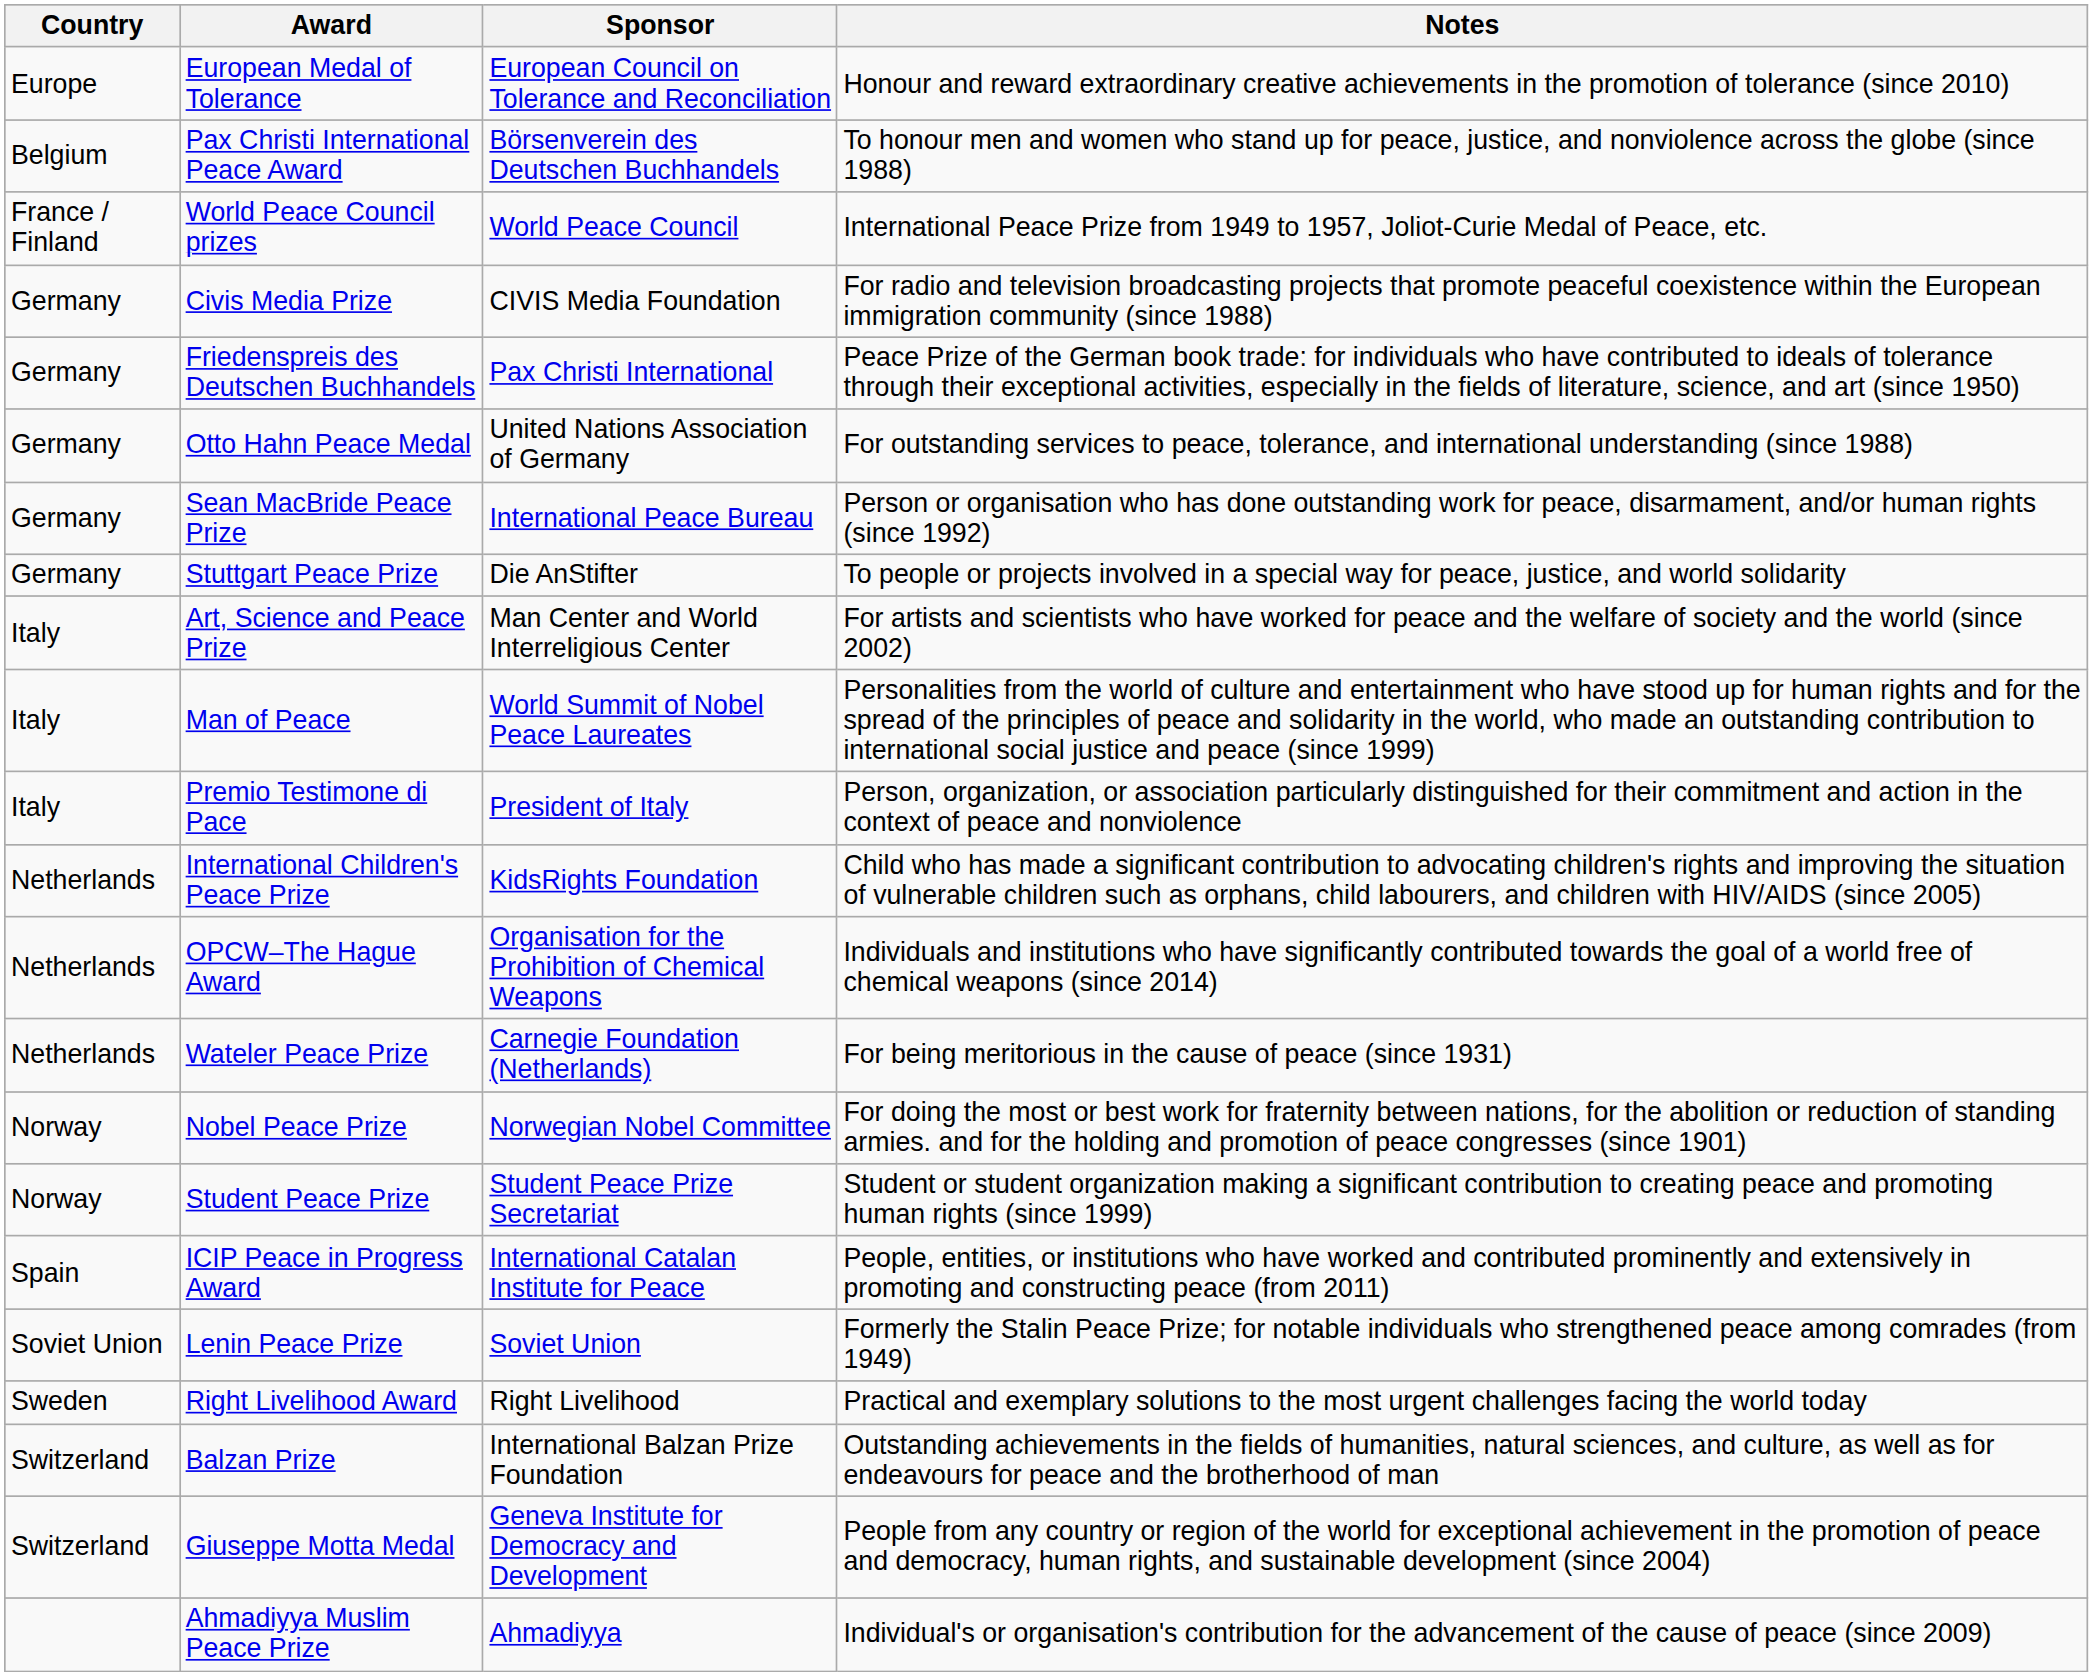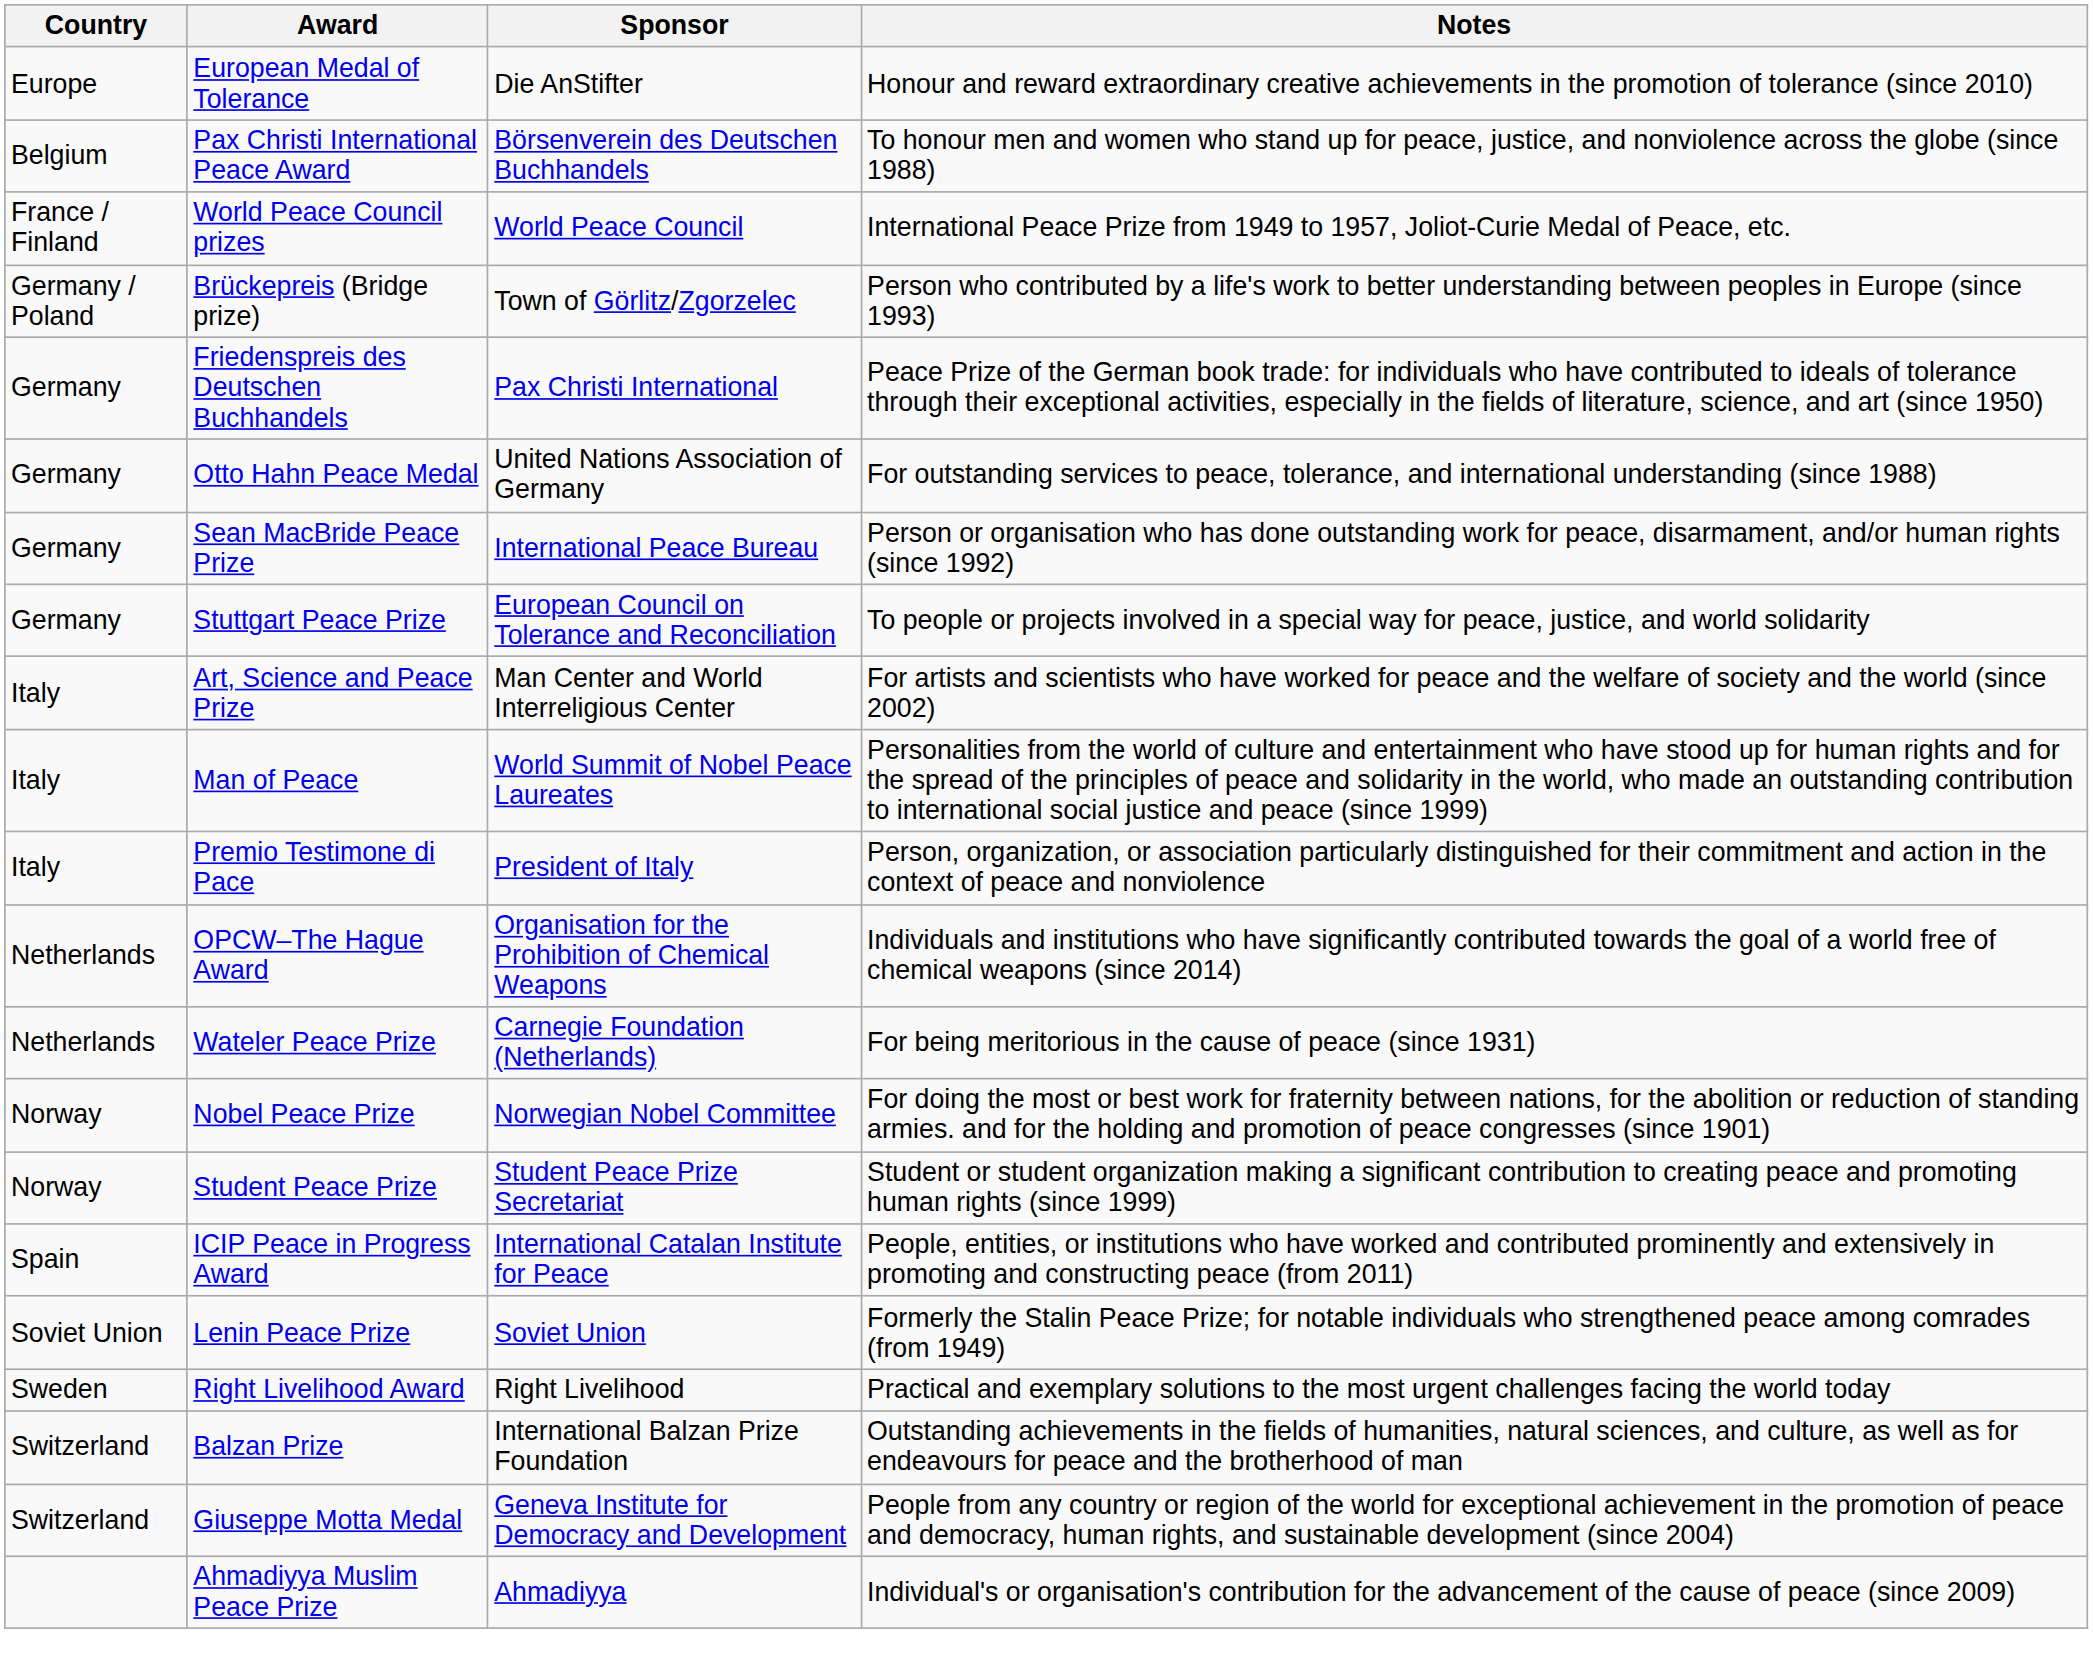(660, 83) European Council on Tolerance and Reconciliation -> (569, 83) Die AnStifter
+ row: (311, 300)
- row: (289, 300)
(564, 575) Die AnStifter -> (665, 620) European Council on Tolerance and Reconciliation
- row: (322, 879)
